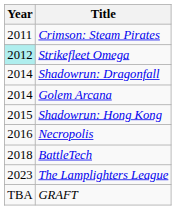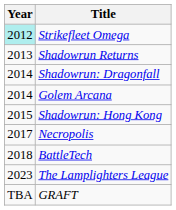- row: (99, 34)
+ row: (88, 54)
(20, 134) 2016 -> (20, 134) 2017
